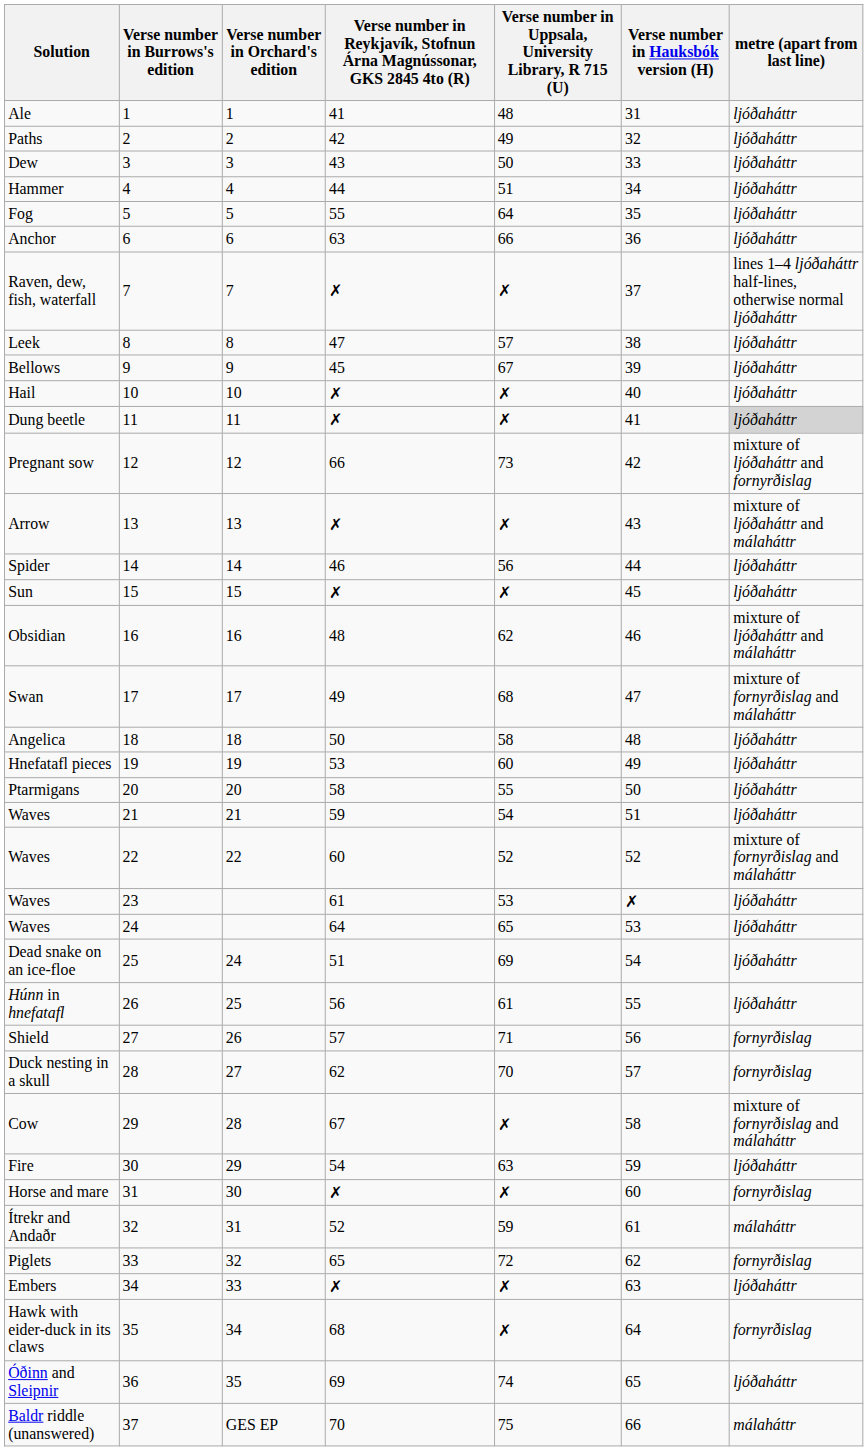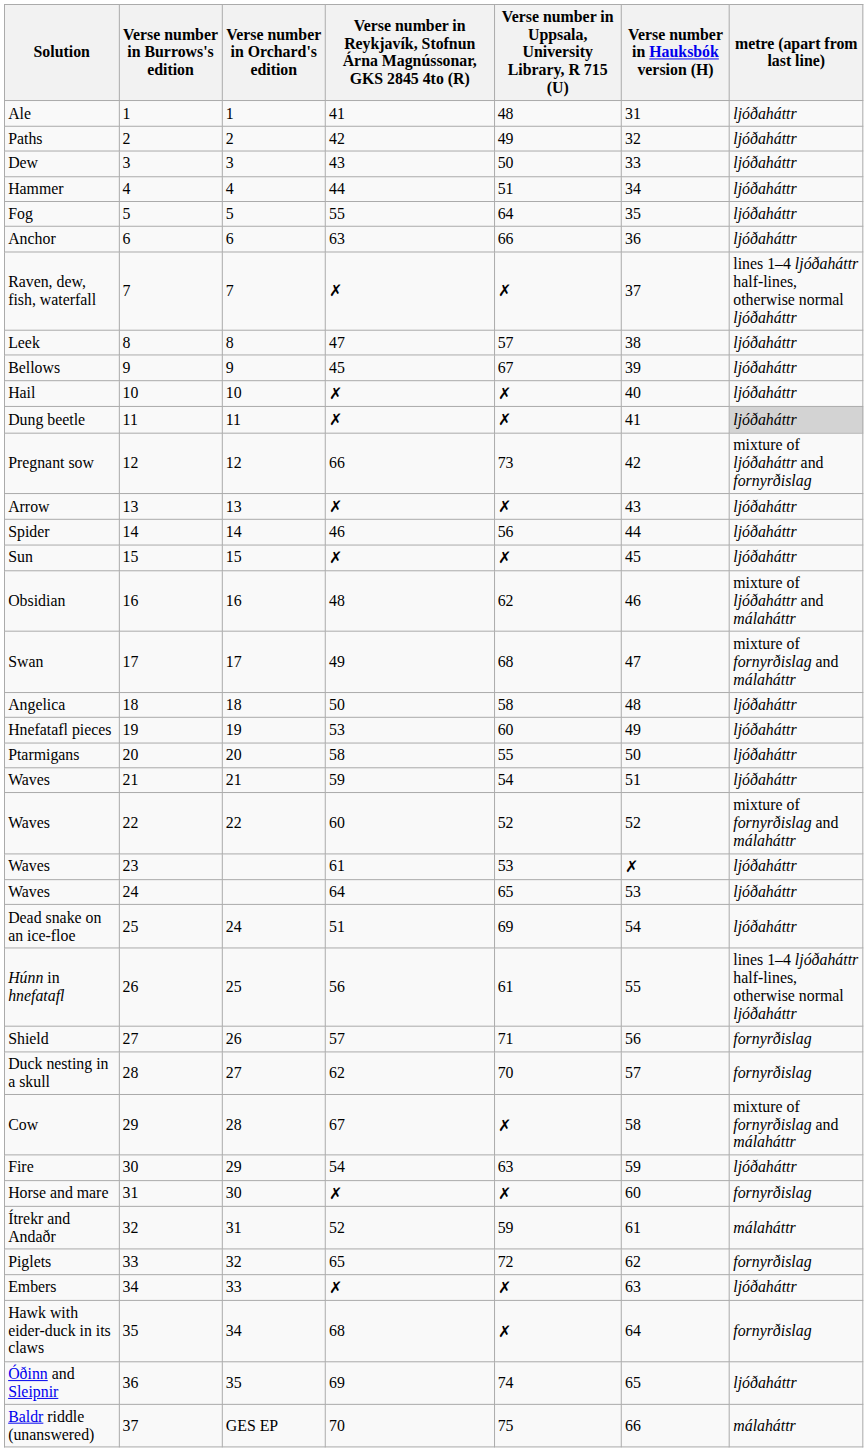(778, 523) mixture of ljóðaháttr and málaháttr -> (765, 506) ljóðaháttr
(765, 1003) ljóðaháttr -> (796, 987) lines 1–4 ljóðaháttr half-lines, otherwise normal ljóðaháttr
